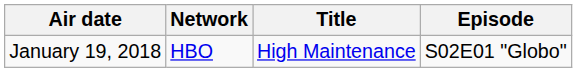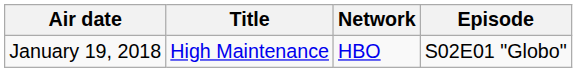columns swapped: (209, 20) <-> (336, 20)
